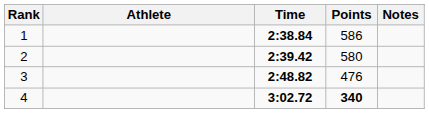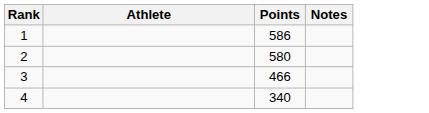- column: (290, 14)
(352, 77) 476 -> (280, 77) 466
(352, 98) bold -> (280, 98) normal
